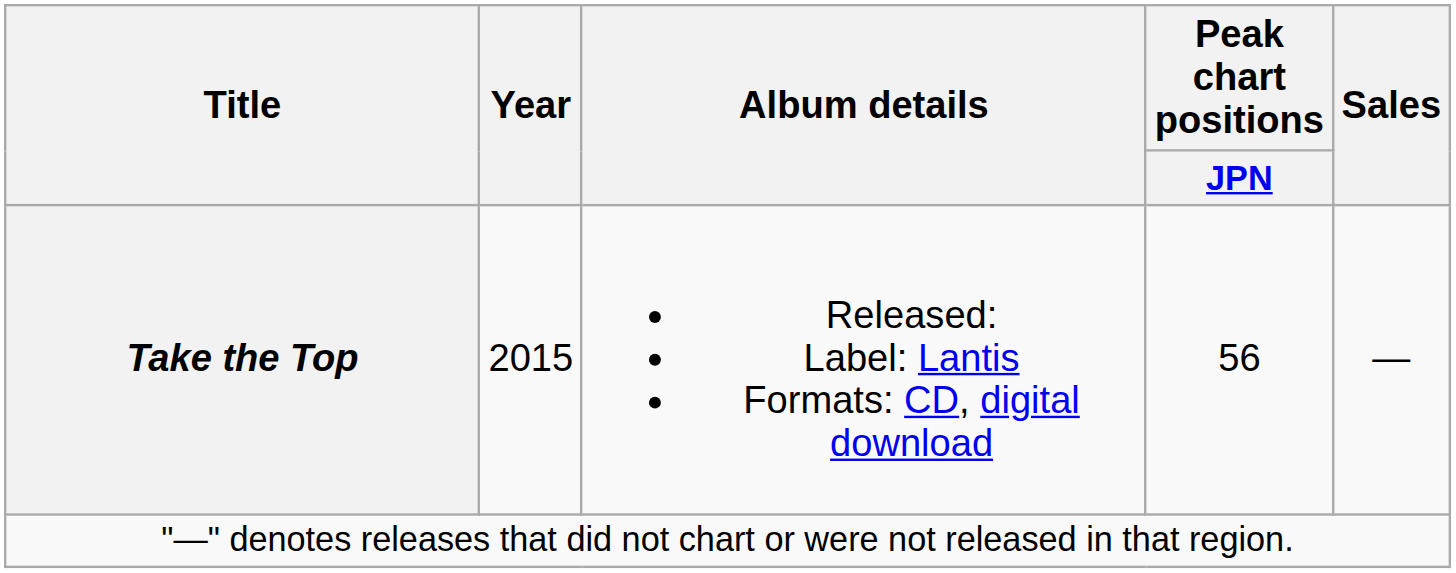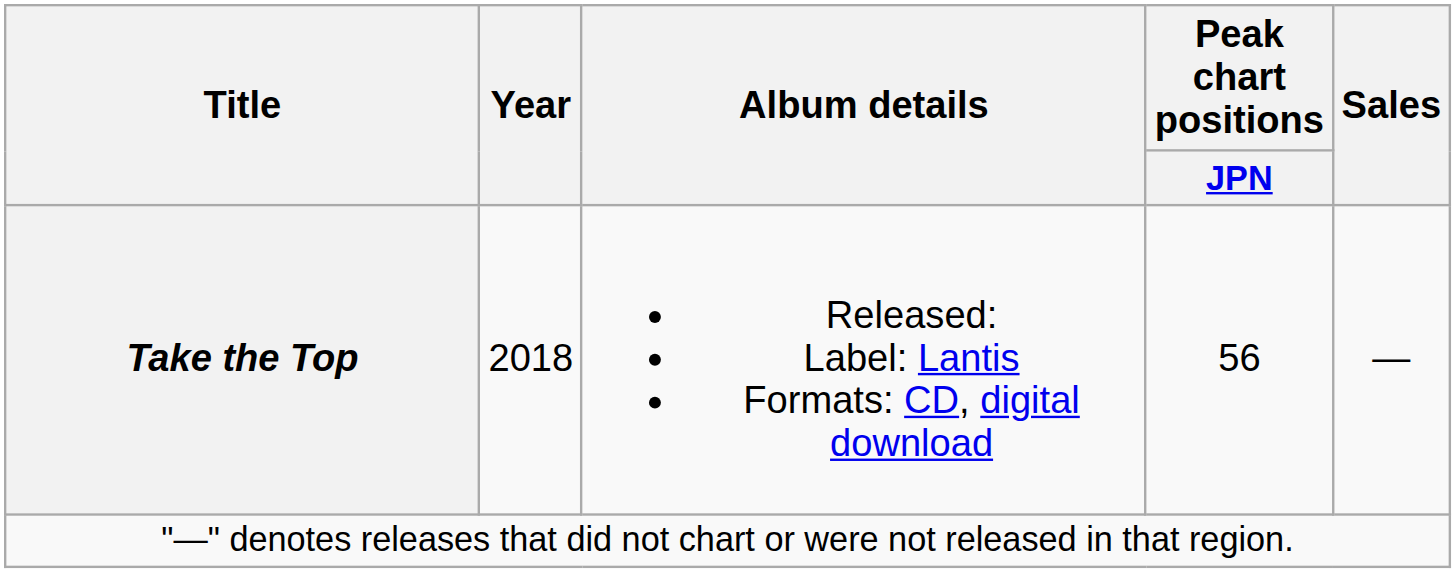(531, 358) 2015 -> (531, 358) 2018
